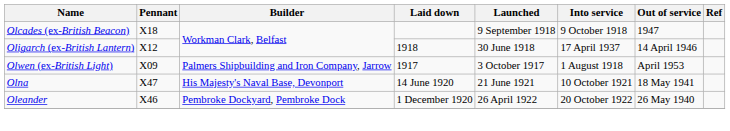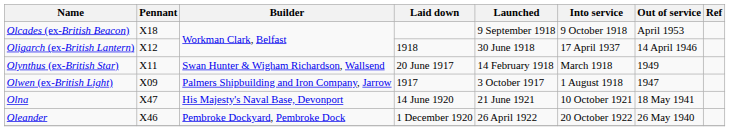(648, 30) 1947 -> (661, 30) April 1953
+ row: (63, 64)
(661, 64) April 1953 -> (648, 82) 1947
